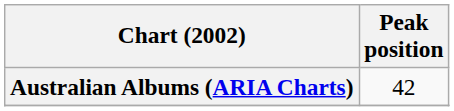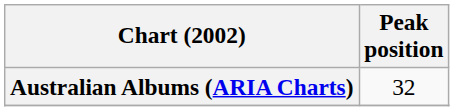(404, 86) 42 -> (404, 86) 32
